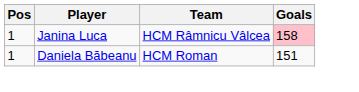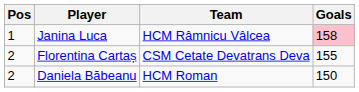+ row: (87, 55)
(11, 55) 1 -> (11, 76) 2
(287, 55) 151 -> (326, 76) 150
